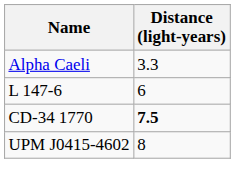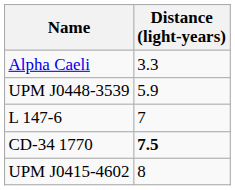+ row: (69, 90)
(142, 90) 6 -> (142, 117) 7
